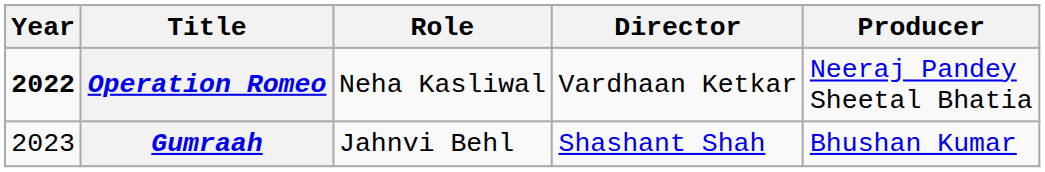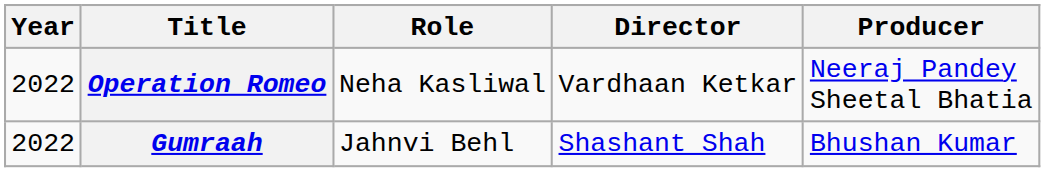(43, 85) bold -> (43, 85) normal
(43, 144) 2023 -> (43, 144) 2022
